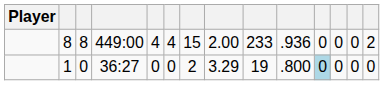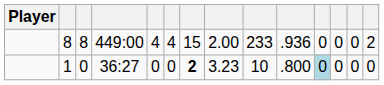(192, 67) normal -> (192, 67) bold
(224, 67) 3.29 -> (224, 67) 3.23
(260, 67) 19 -> (260, 67) 10
